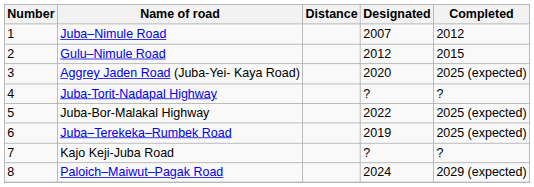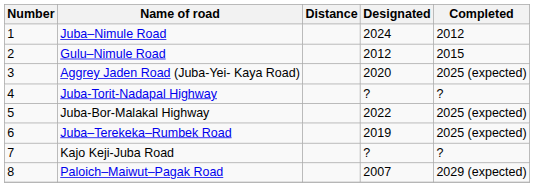(377, 34) 2007 -> (377, 34) 2024
(377, 172) 2024 -> (377, 172) 2007
